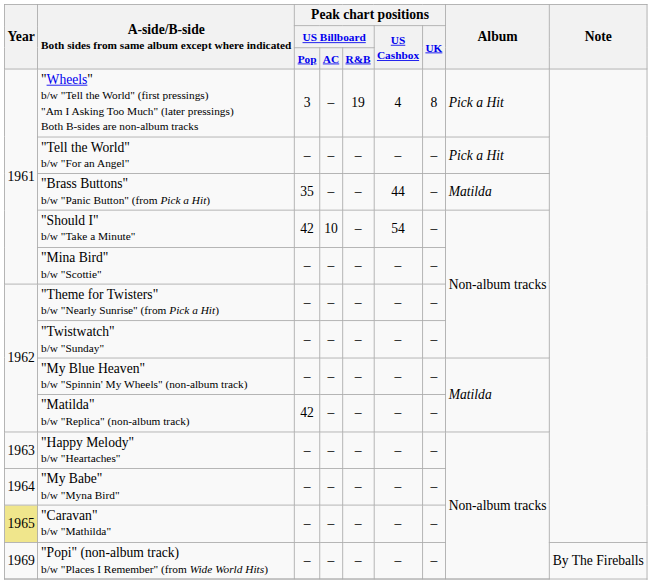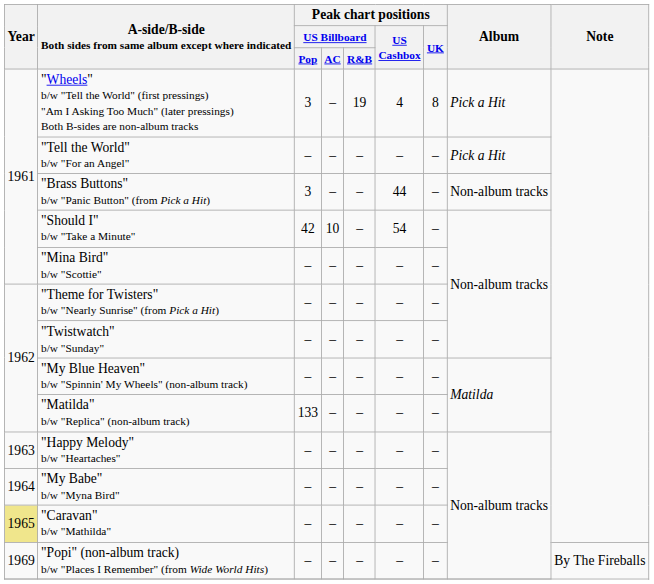(307, 191) 35 -> (308, 191) 3
(470, 191) Matilda -> (499, 191) Non-album tracks
(307, 413) 42 -> (308, 413) 133
